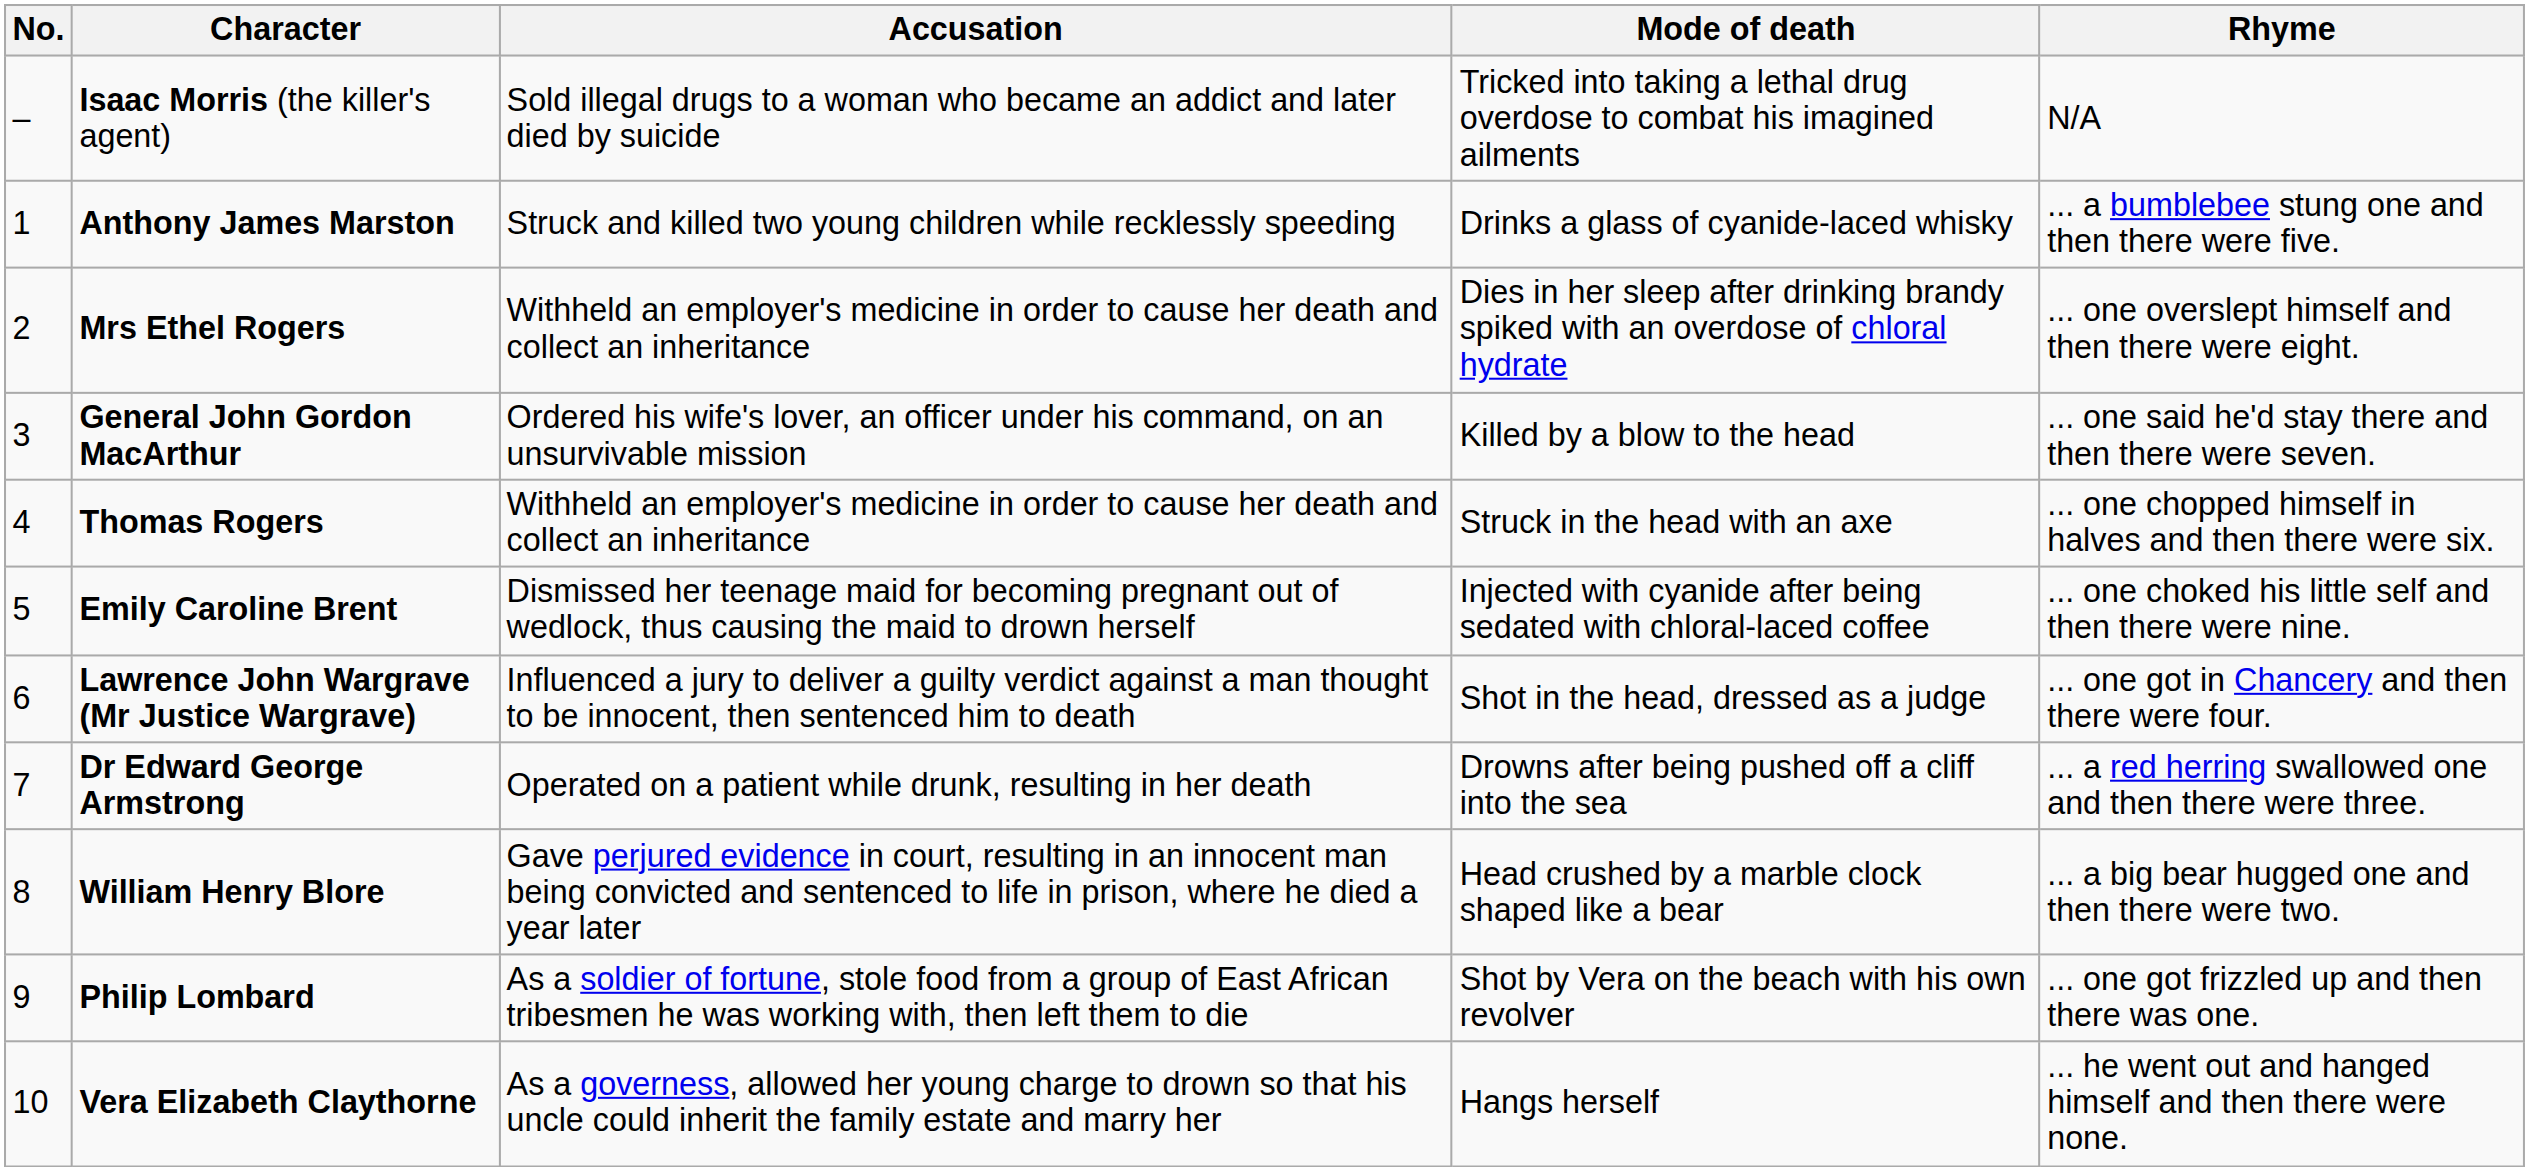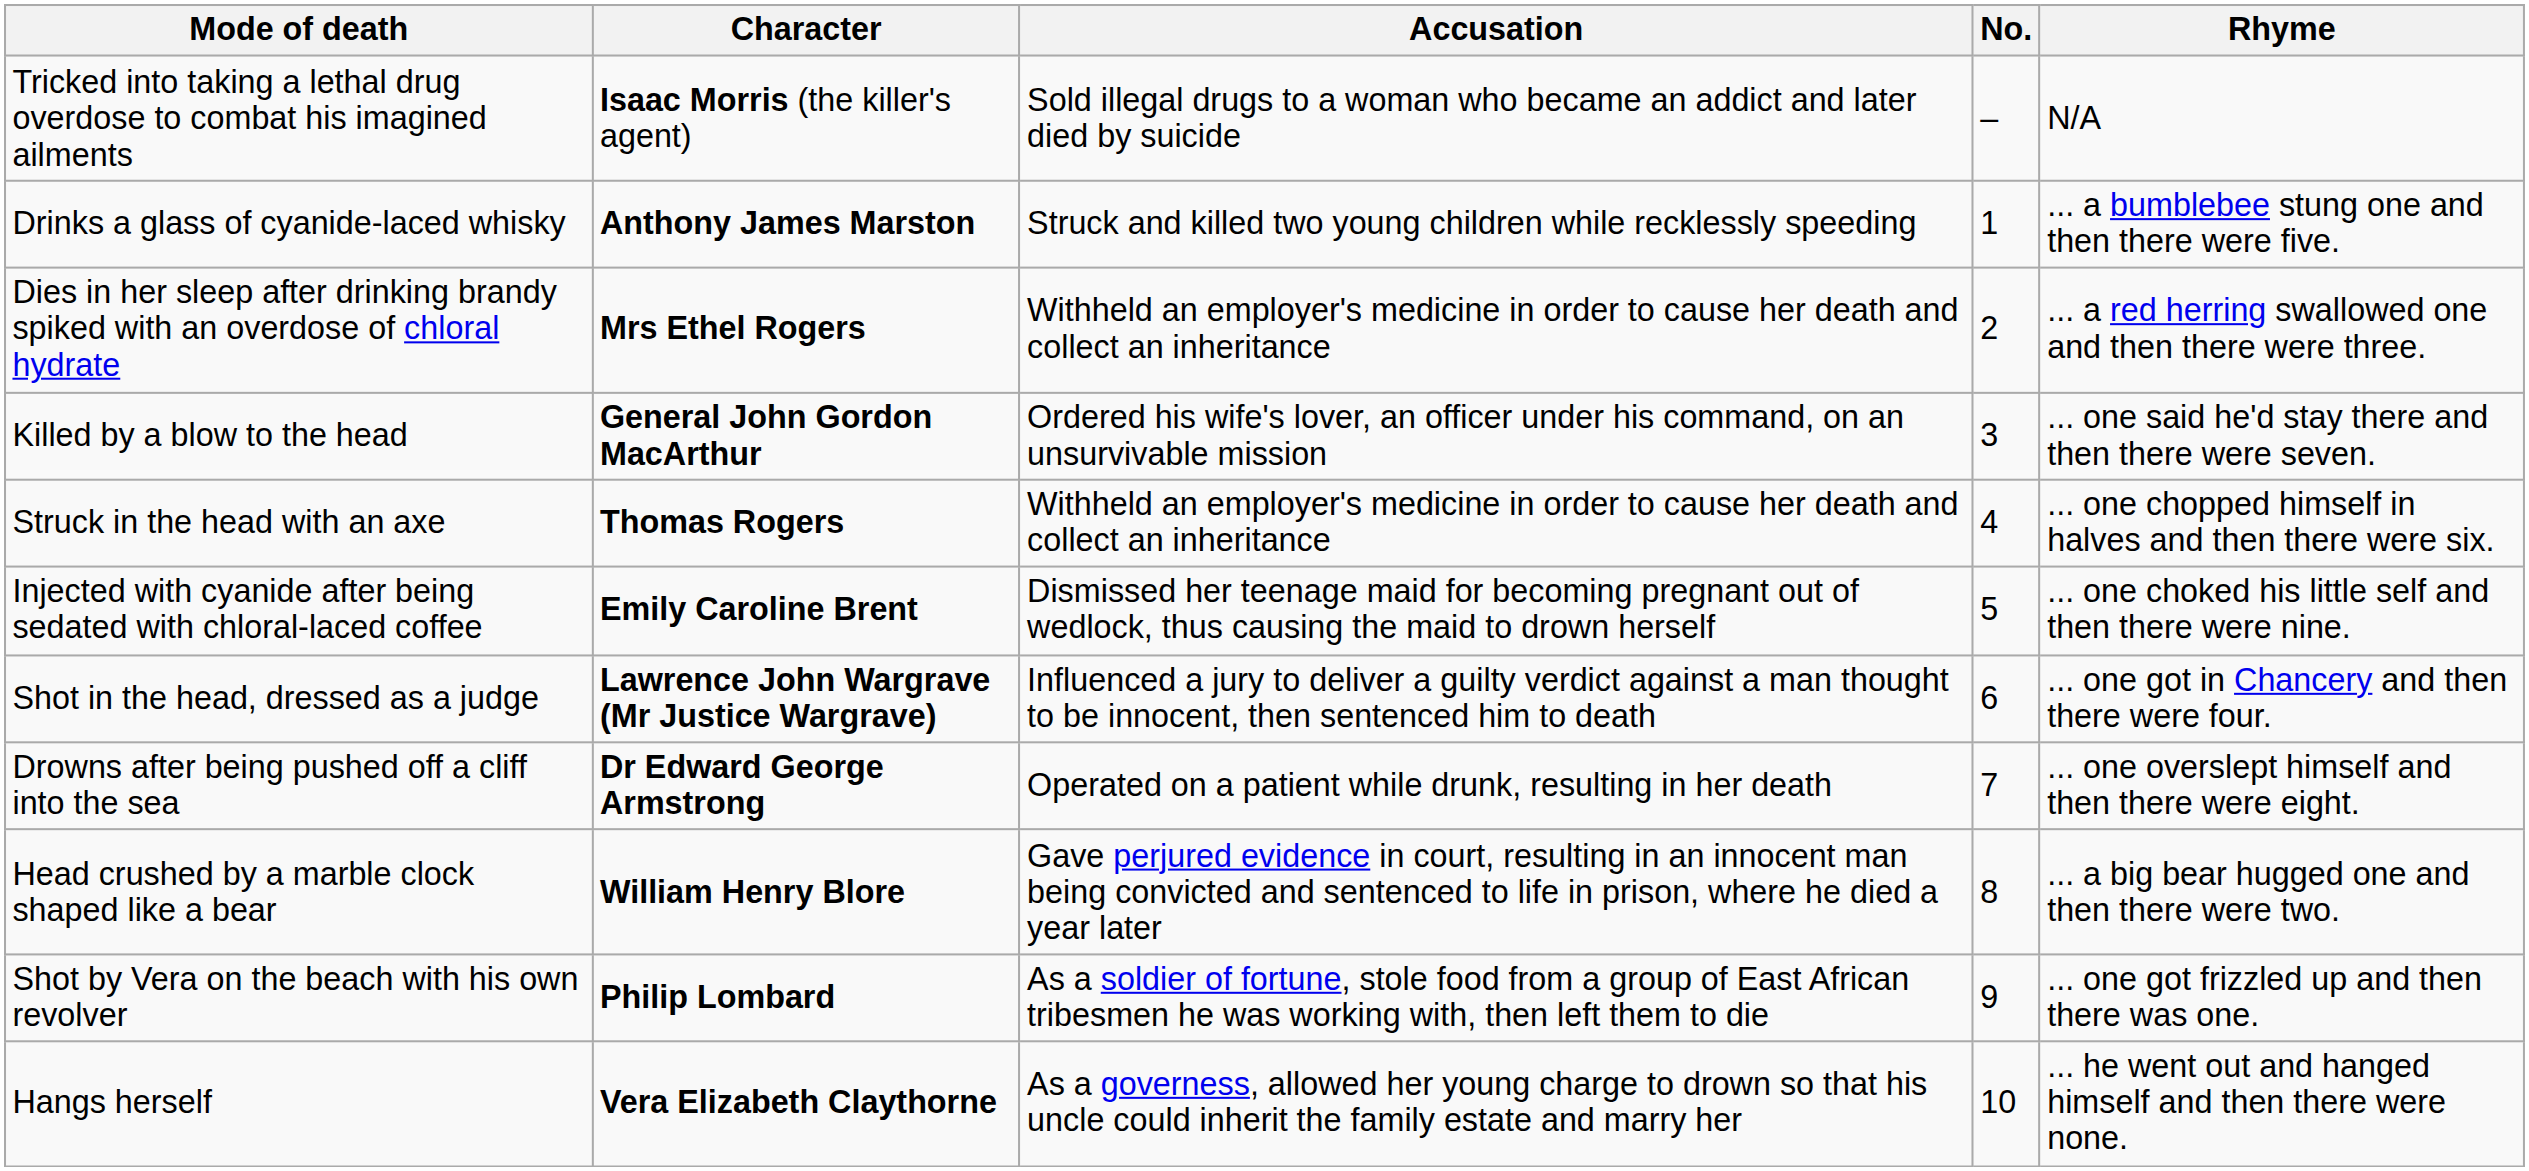columns swapped: (38, 30) <-> (1746, 30)
(2249, 329) ... one overslept himself and then there were eight. -> (2267, 329) ... a red herring swallowed one and then there were three.
(2267, 785) ... a red herring swallowed one and then there were three. -> (2249, 785) ... one overslept himself and then there were eight.
